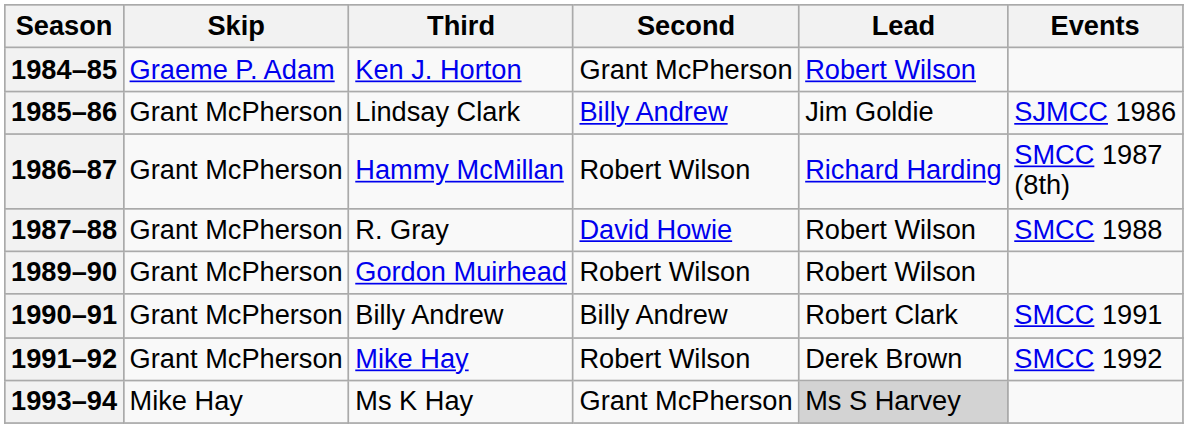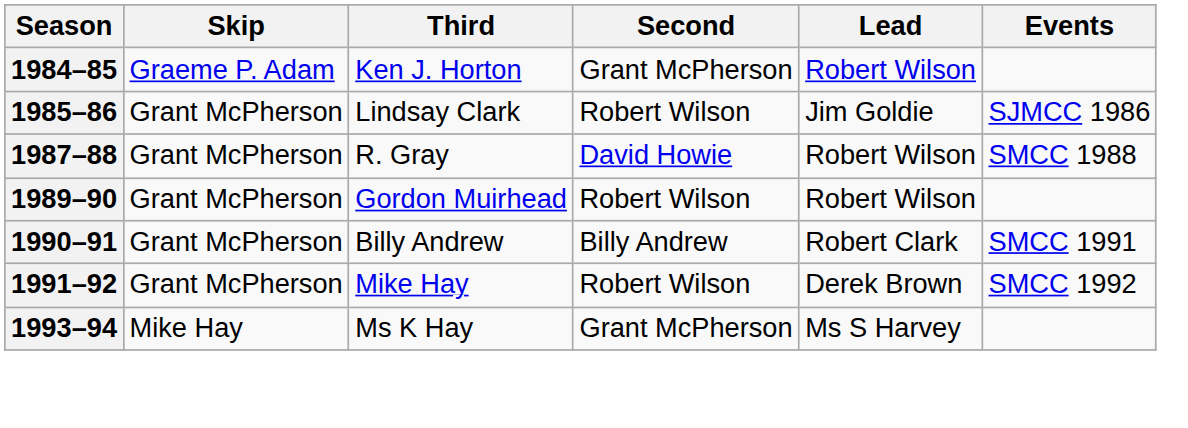(654, 112) Billy Andrew -> (665, 112) Robert Wilson
- row: (64, 170)
(883, 401) lightgrey background -> (883, 328) no background
